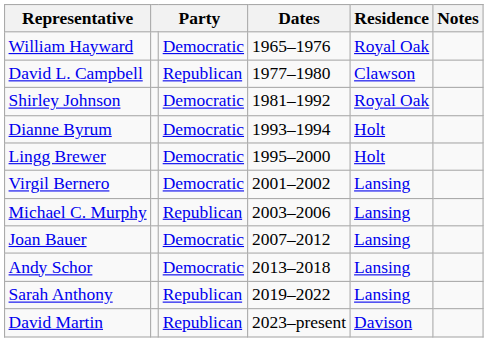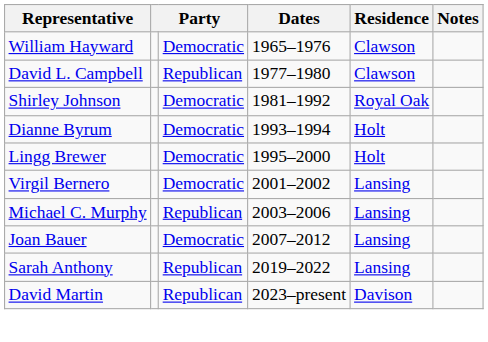(392, 45) Royal Oak -> (385, 45) Clawson
- row: (50, 267)
